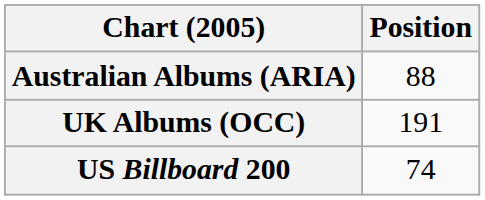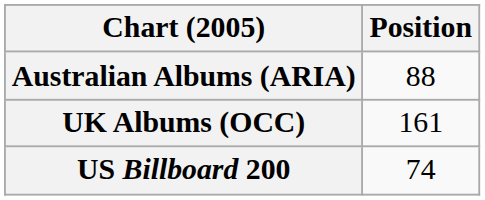(421, 122) 191 -> (421, 122) 161
